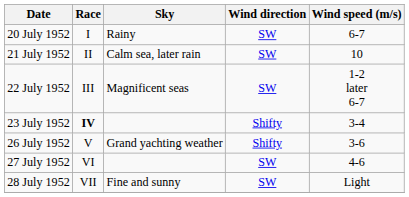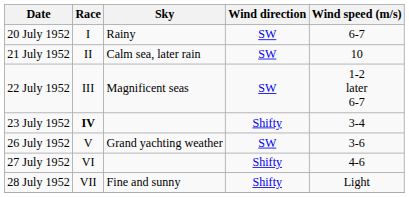(267, 143) Shifty -> (267, 143) SW
(267, 163) SW -> (267, 163) Shifty
(267, 183) SW -> (267, 183) Shifty
